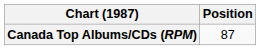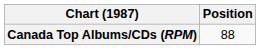(228, 34) 87 -> (228, 34) 88
